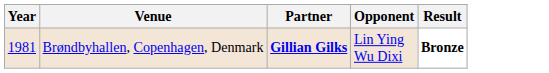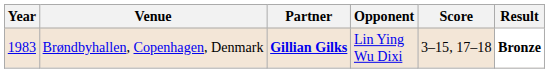+ column: (456, 16)
(22, 48) 1981 -> (22, 48) 1983
